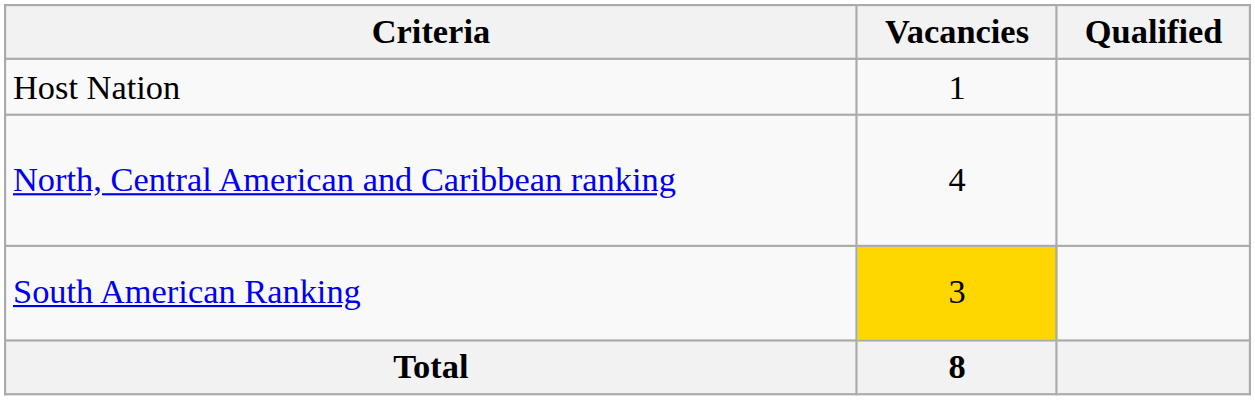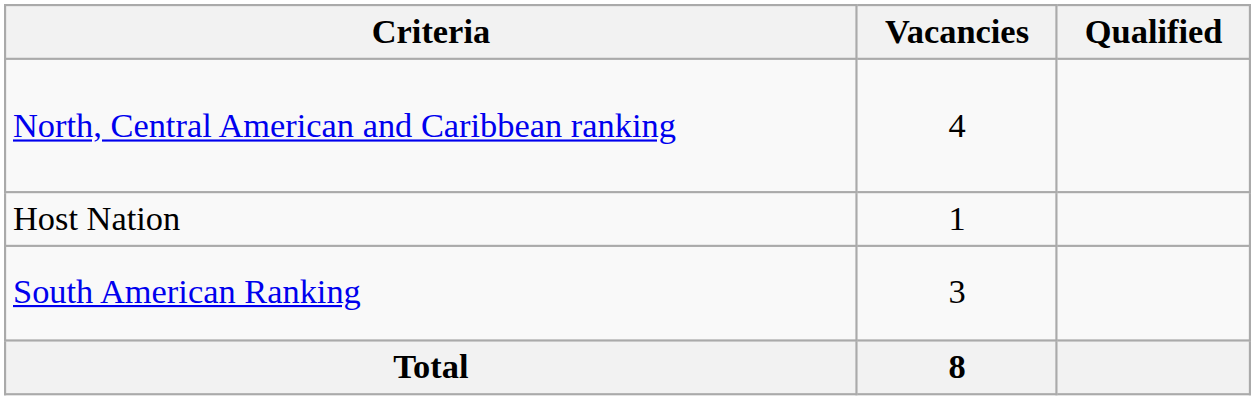rows swapped: (97, 86) <-> (344, 179)
(957, 292) gold background -> (957, 292) no background
